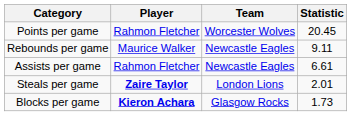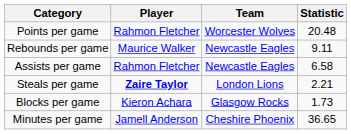(322, 31) 20.45 -> (322, 31) 20.48
(322, 66) 6.61 -> (322, 66) 6.58
(322, 84) 2.01 -> (322, 84) 2.21
(157, 102) bold -> (157, 102) normal
+ row: (58, 119)
